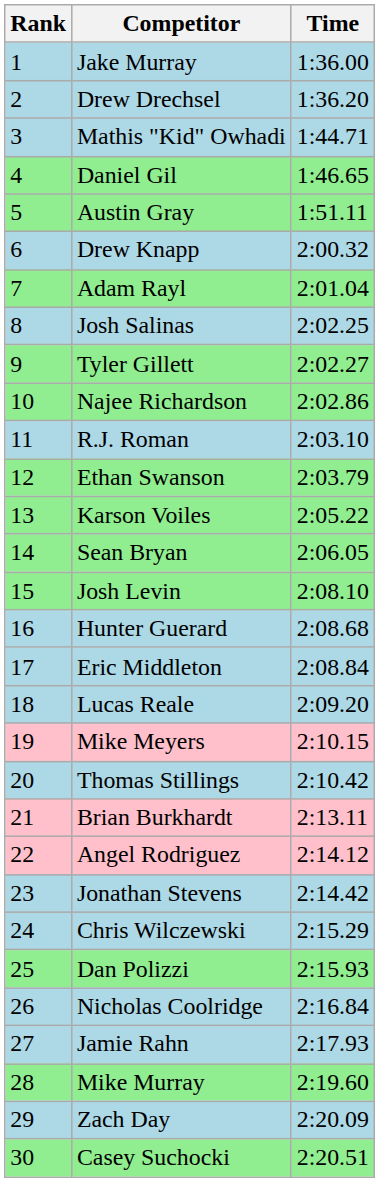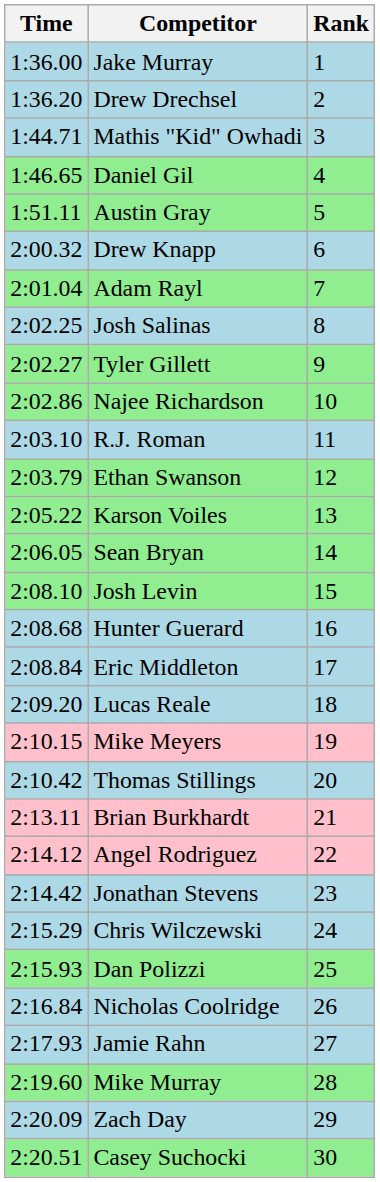columns swapped: (38, 23) <-> (333, 23)
